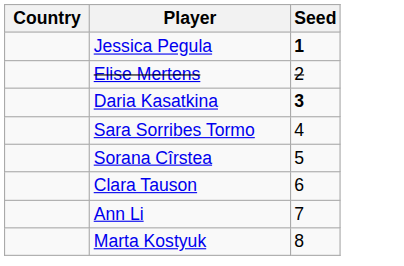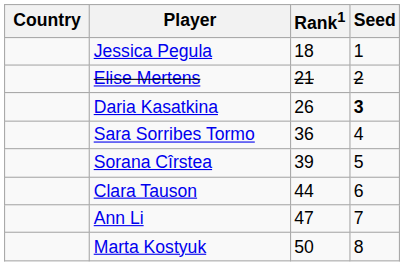+ column: (320, 20)
(299, 46) bold -> (359, 51) normal
